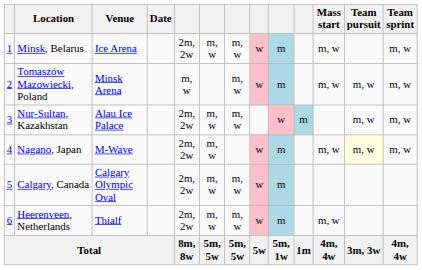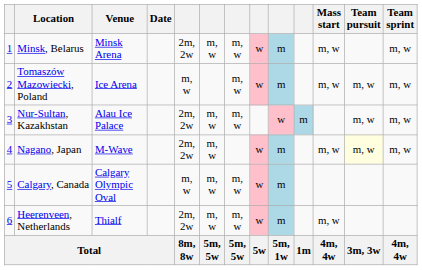(116, 48) Ice Arena -> (109, 48) Minsk Arena
(109, 84) Minsk Arena -> (116, 84) Ice Arena
(187, 185) 2m, 2w -> (187, 185) m, w
